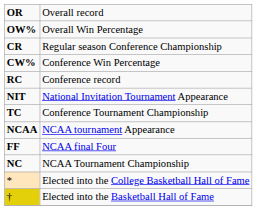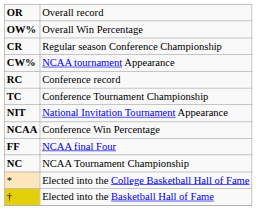(101, 63) Conference Win Percentage -> (108, 63) NCAA tournament Appearance
rows swapped: (14, 113) <-> (16, 96)
(108, 130) NCAA tournament Appearance -> (101, 130) Conference Win Percentage
